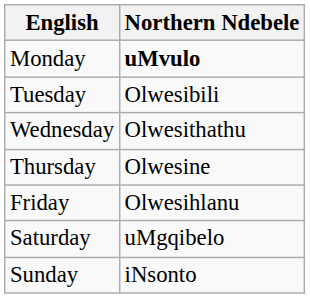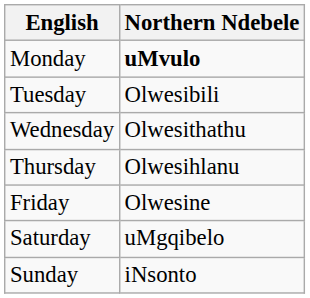(167, 166) Olwesine -> (182, 166) Olwesihlanu
(182, 202) Olwesihlanu -> (167, 202) Olwesine
